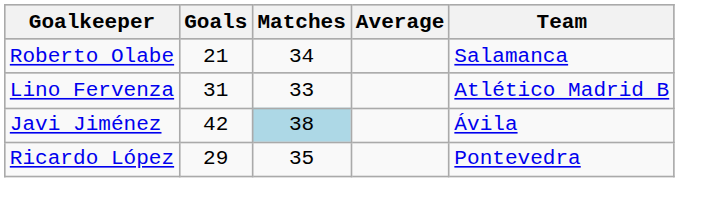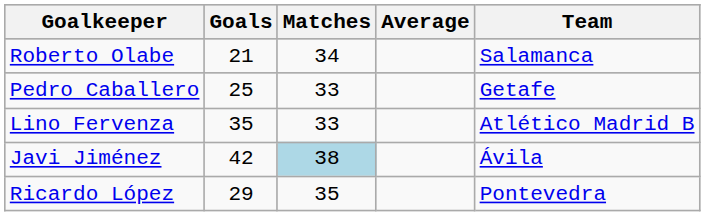+ row: (105, 91)
(216, 91) 31 -> (241, 125) 35
